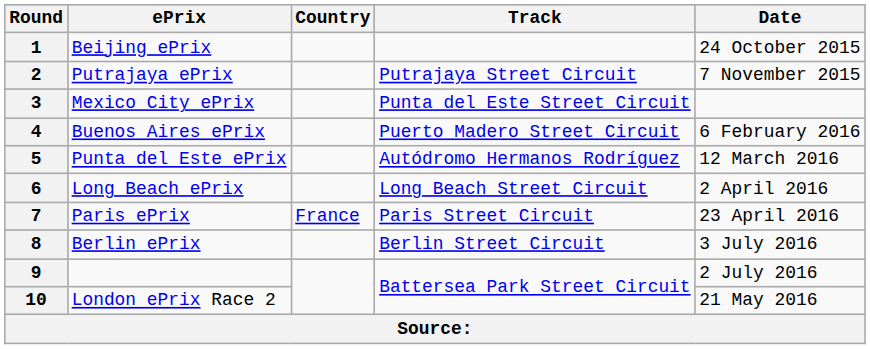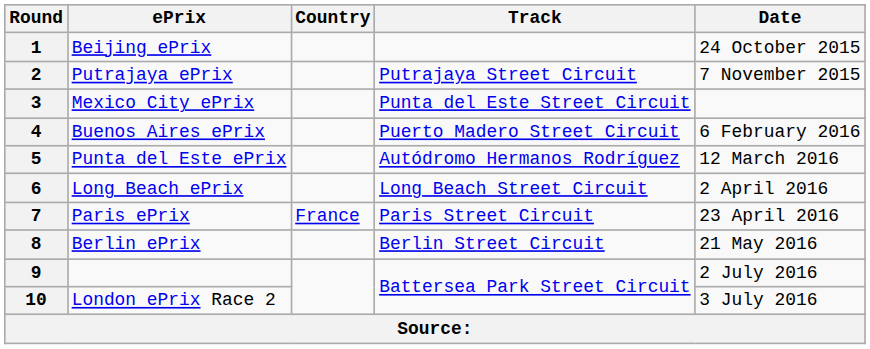(758, 245) 3 July 2016 -> (758, 245) 21 May 2016
(758, 301) 21 May 2016 -> (758, 301) 3 July 2016
